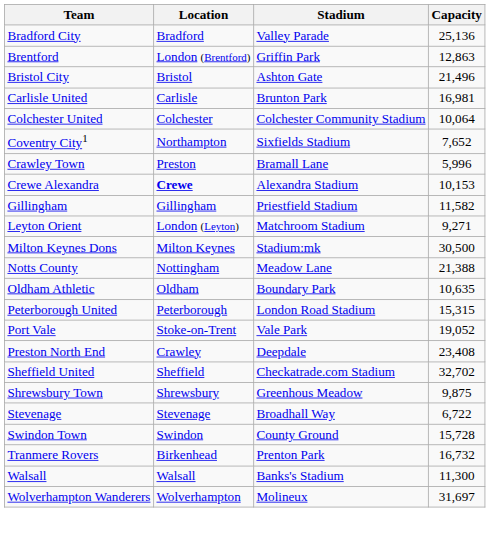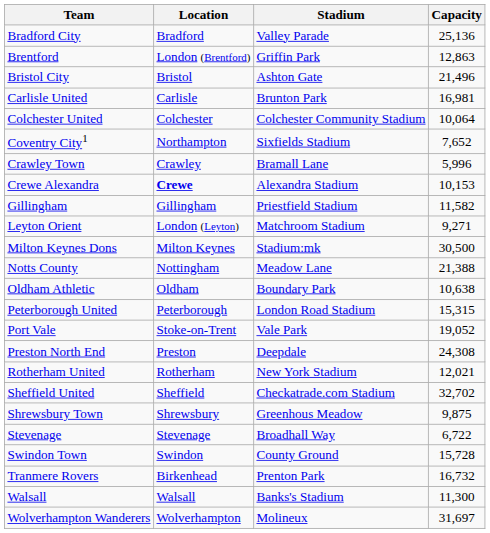(176, 164) Preston -> (179, 164) Crawley
(457, 288) 10,635 -> (457, 288) 10,638
(179, 351) Crawley -> (176, 351) Preston
(457, 351) 23,408 -> (457, 351) 24,308
+ row: (56, 372)
